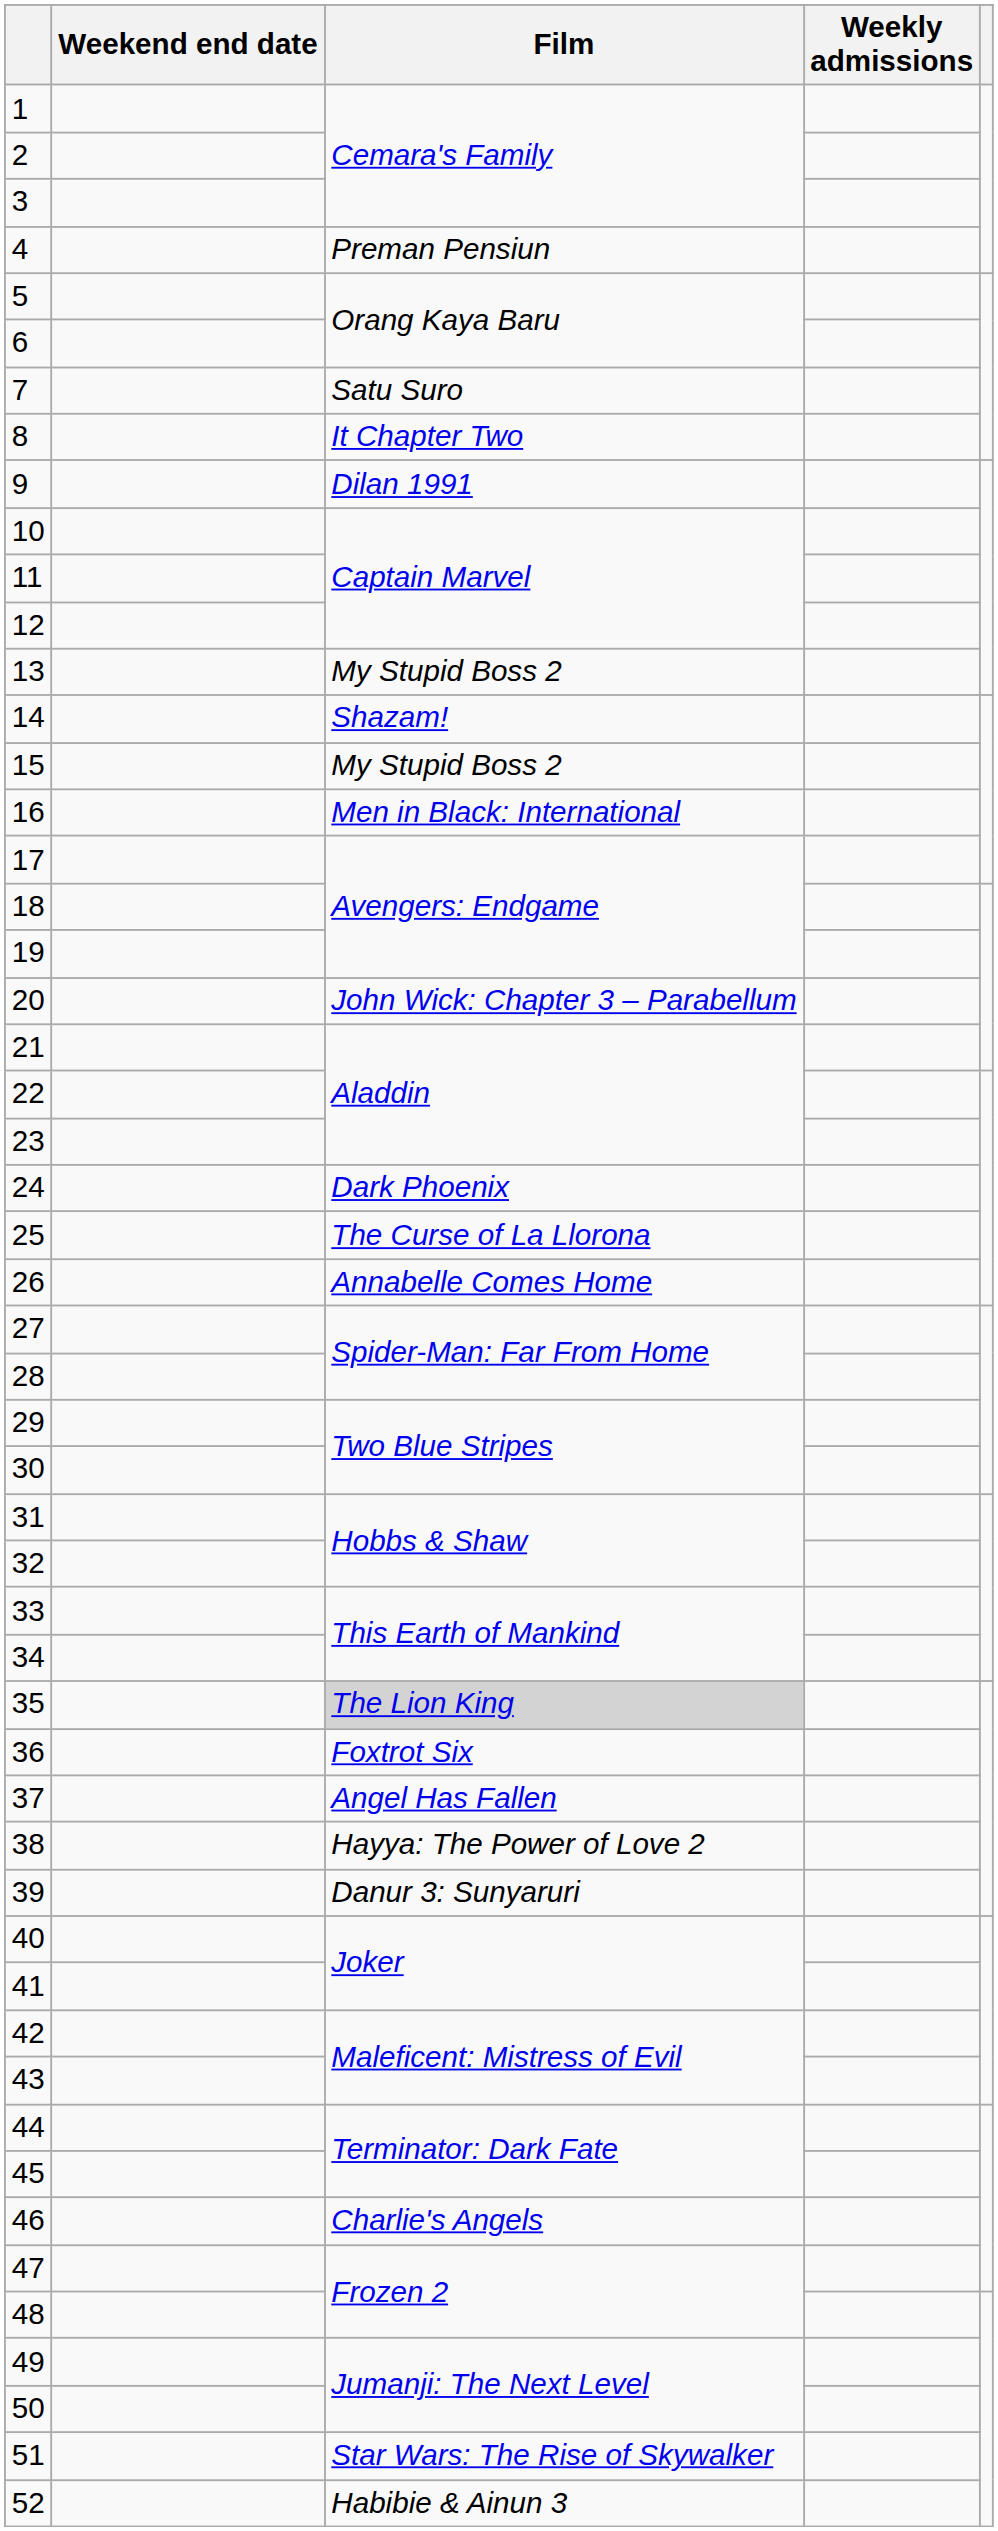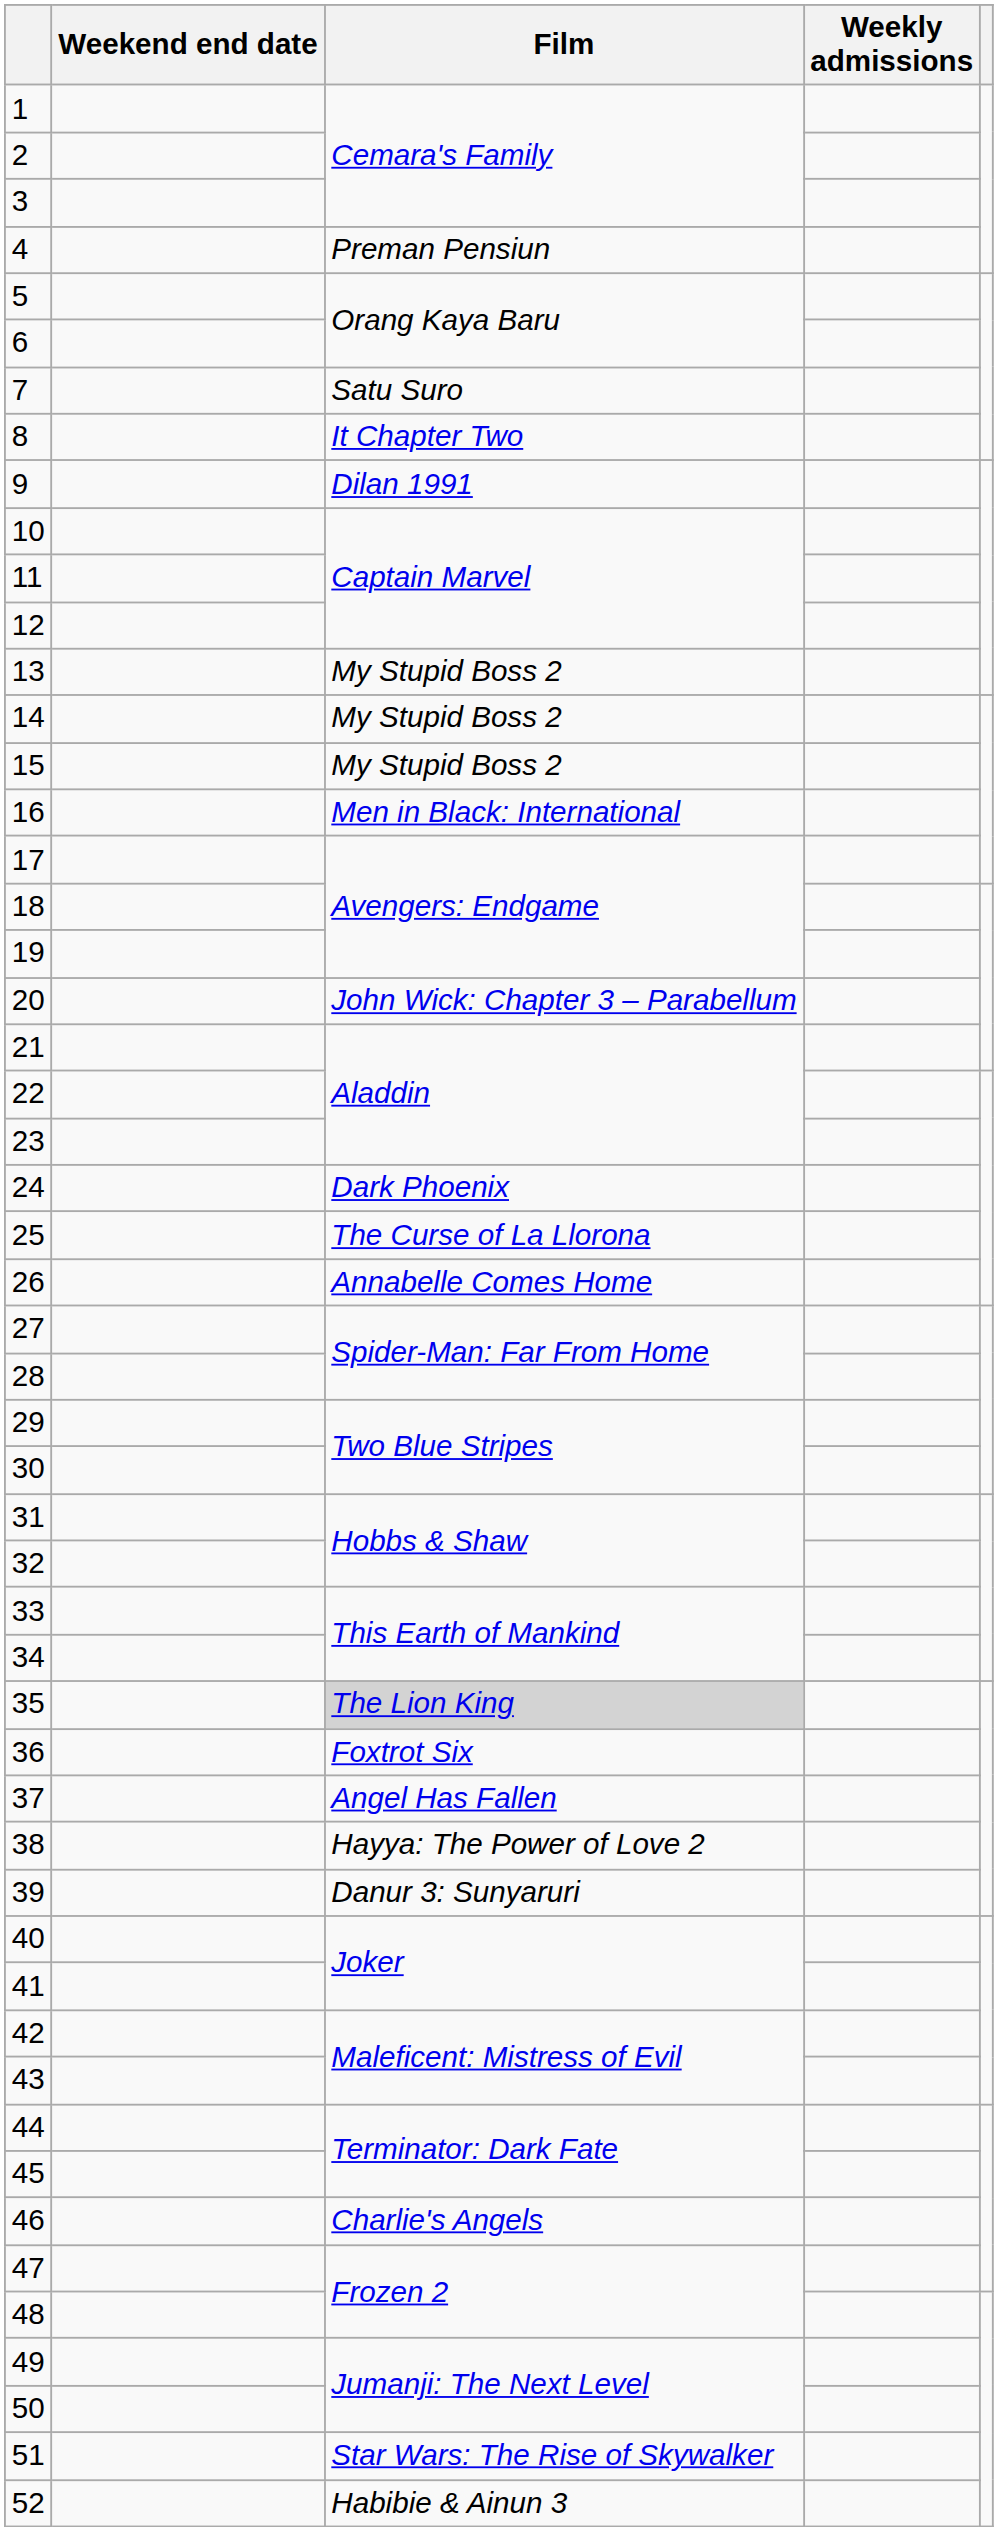(390, 718) Shazam! -> (446, 718) My Stupid Boss 2
